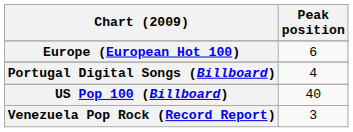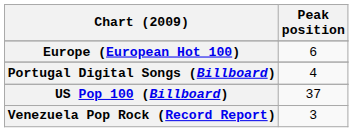(313, 95) 40 -> (313, 95) 37
